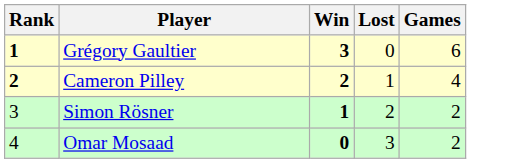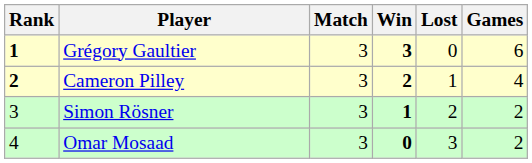+ column: (341, 19)
